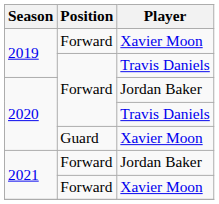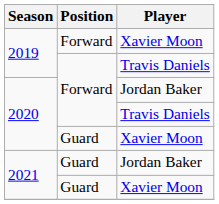(86, 162) Forward -> (80, 162) Guard
(86, 187) Forward -> (80, 187) Guard
